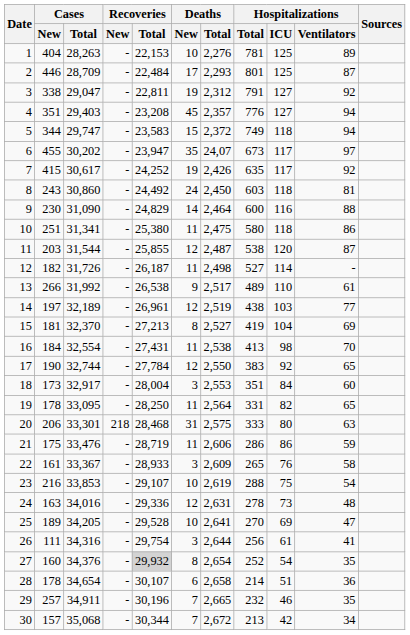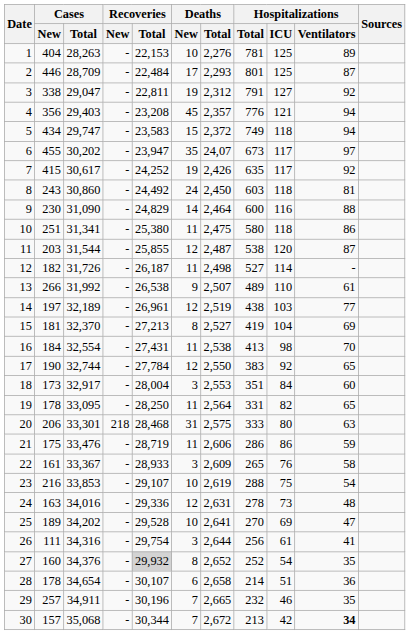(52, 111) 351 -> (52, 111) 356
(283, 111) 127 -> (283, 111) 121
(52, 131) 344 -> (52, 131) 434
(217, 287) 2,517 -> (217, 287) 2,507
(83, 522) 34,205 -> (83, 522) 34,202
(217, 561) 2,654 -> (217, 561) 2,652
(349, 619) normal -> (349, 619) bold
